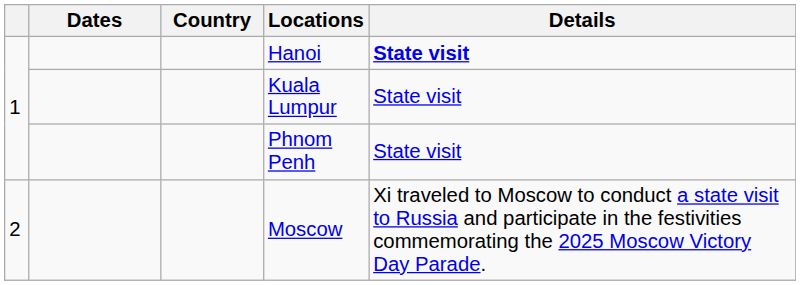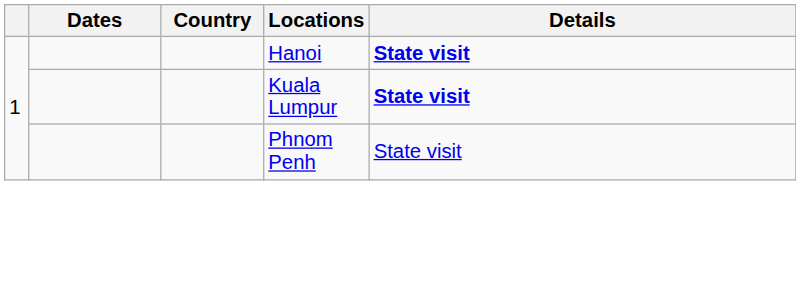(417, 96) normal -> (422, 96) bold
- row: (305, 229)
